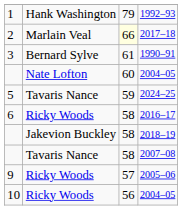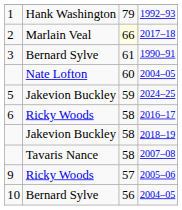(62, 94) Tavaris Nance -> (71, 94) Jakevion Buckley
(60, 194) Ricky Woods -> (62, 194) Bernard Sylve
